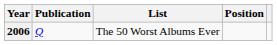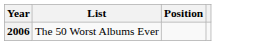- column: (63, 13)
